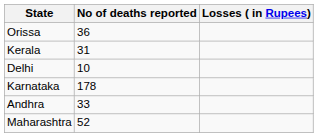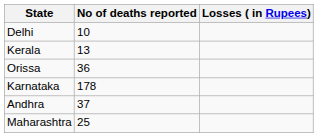rows swapped: (24, 31) <-> (20, 68)
(83, 50) 31 -> (83, 50) 13
(83, 104) 33 -> (83, 104) 37
(83, 123) 52 -> (83, 123) 25
